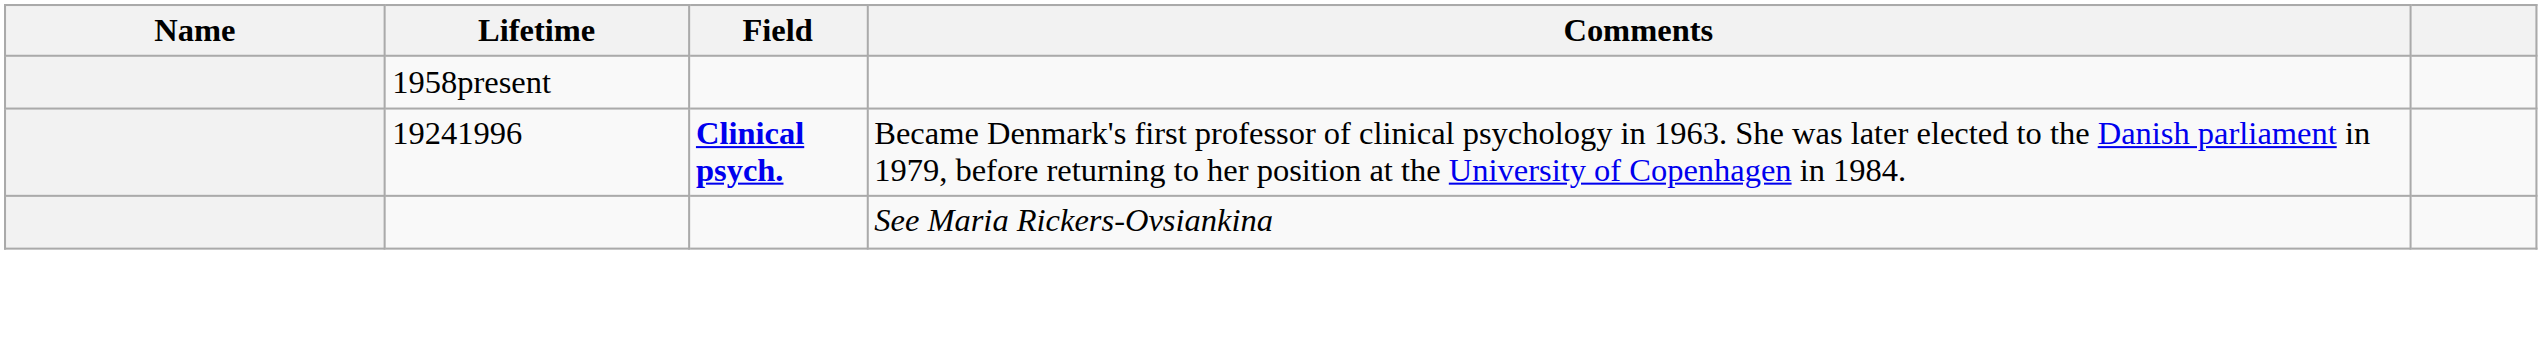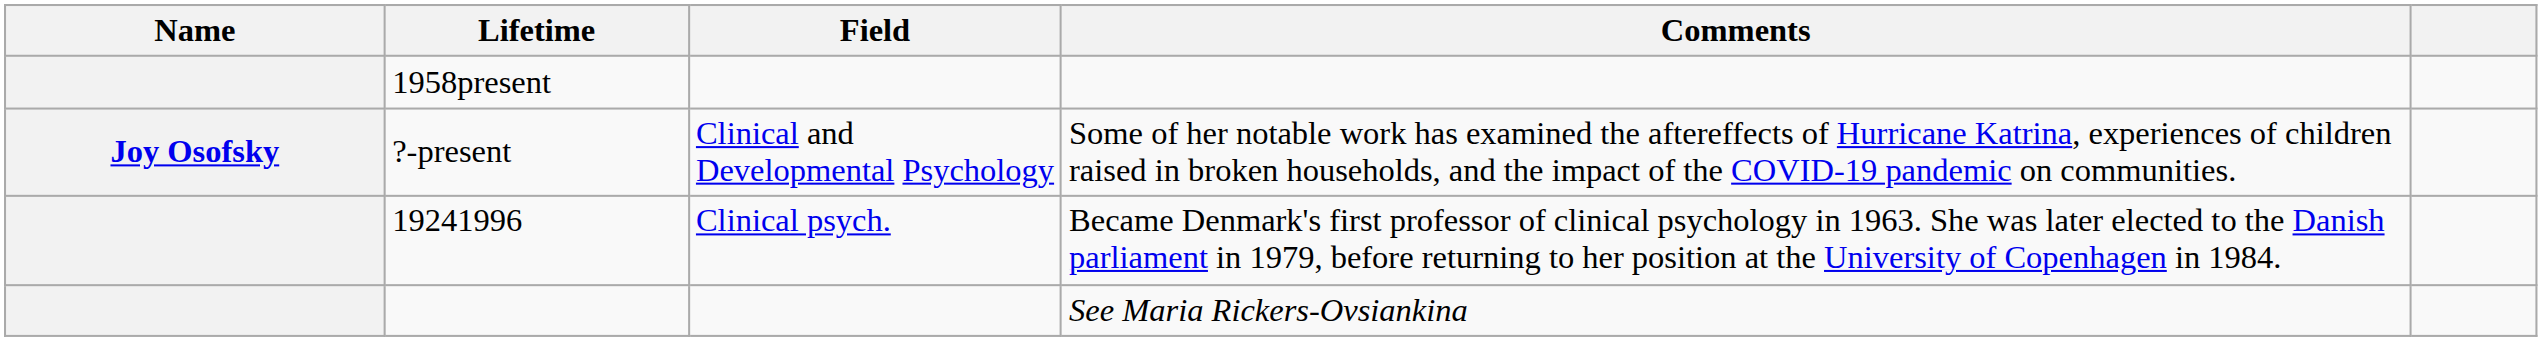+ row: (452, 151)
(750, 151) bold -> (793, 221) normal
